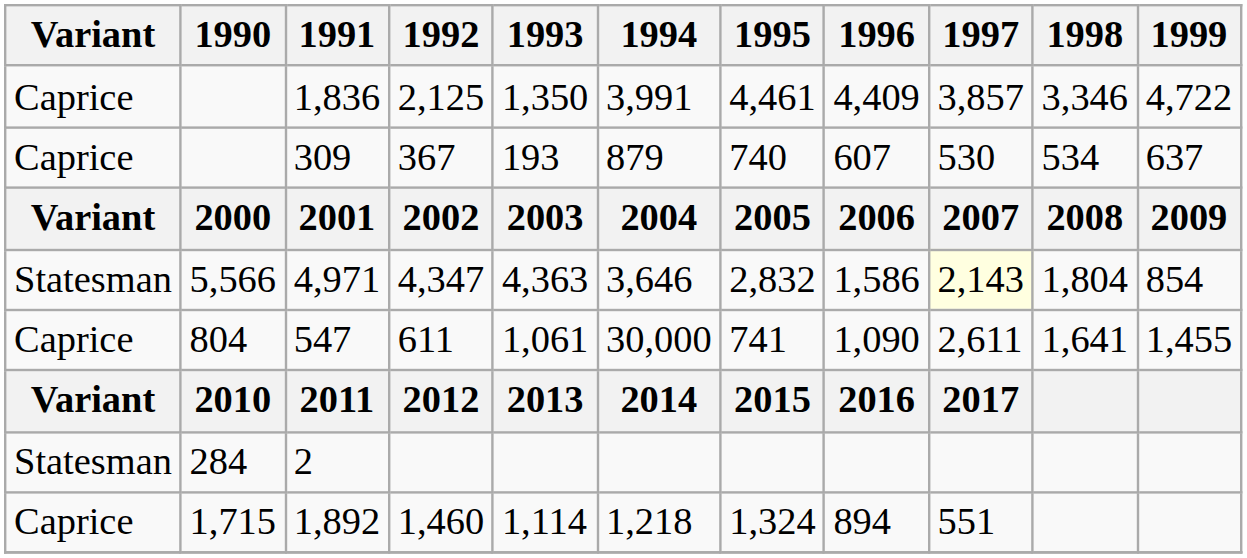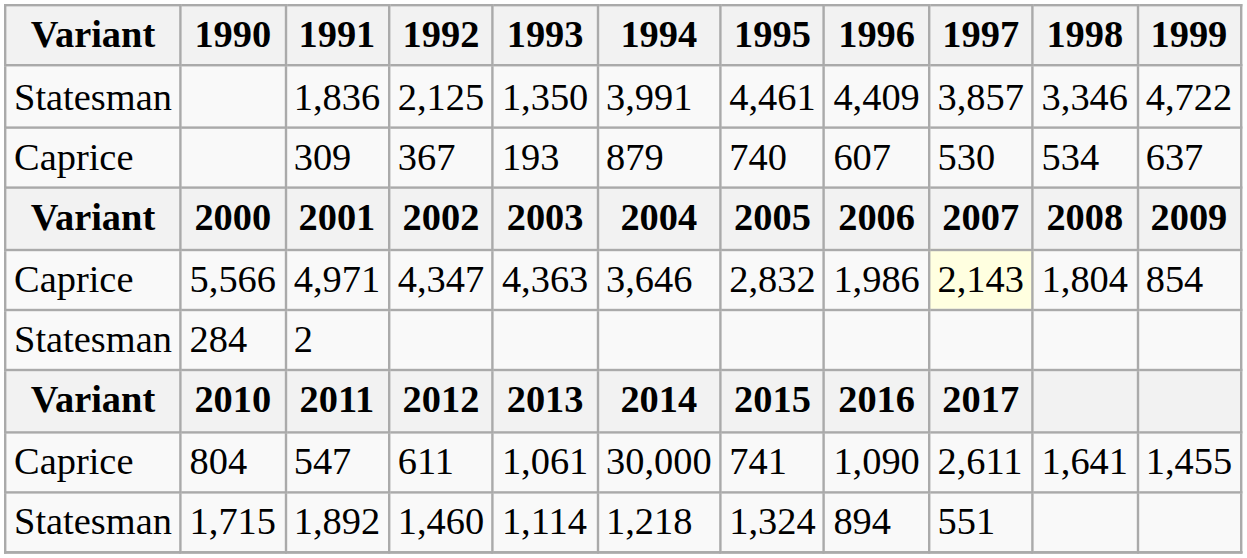(74, 95) Caprice -> (93, 95) Statesman
(93, 278) Statesman -> (74, 278) Caprice
(877, 278) 1,586 -> (877, 278) 1,986
rows swapped: (322, 339) <-> (303, 461)
(74, 522) Caprice -> (93, 522) Statesman
